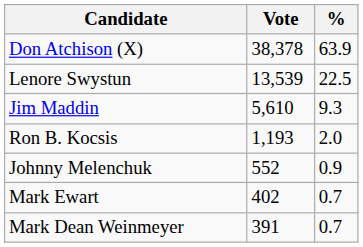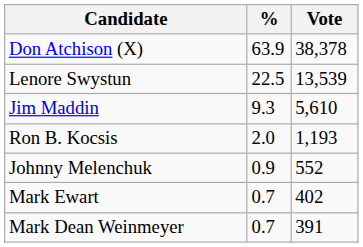columns swapped: (281, 19) <-> (336, 19)
